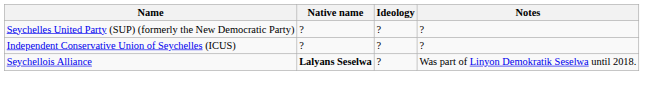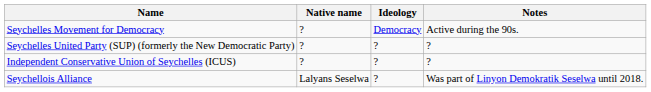+ row: (85, 29)
(335, 62) bold -> (334, 78) normal
